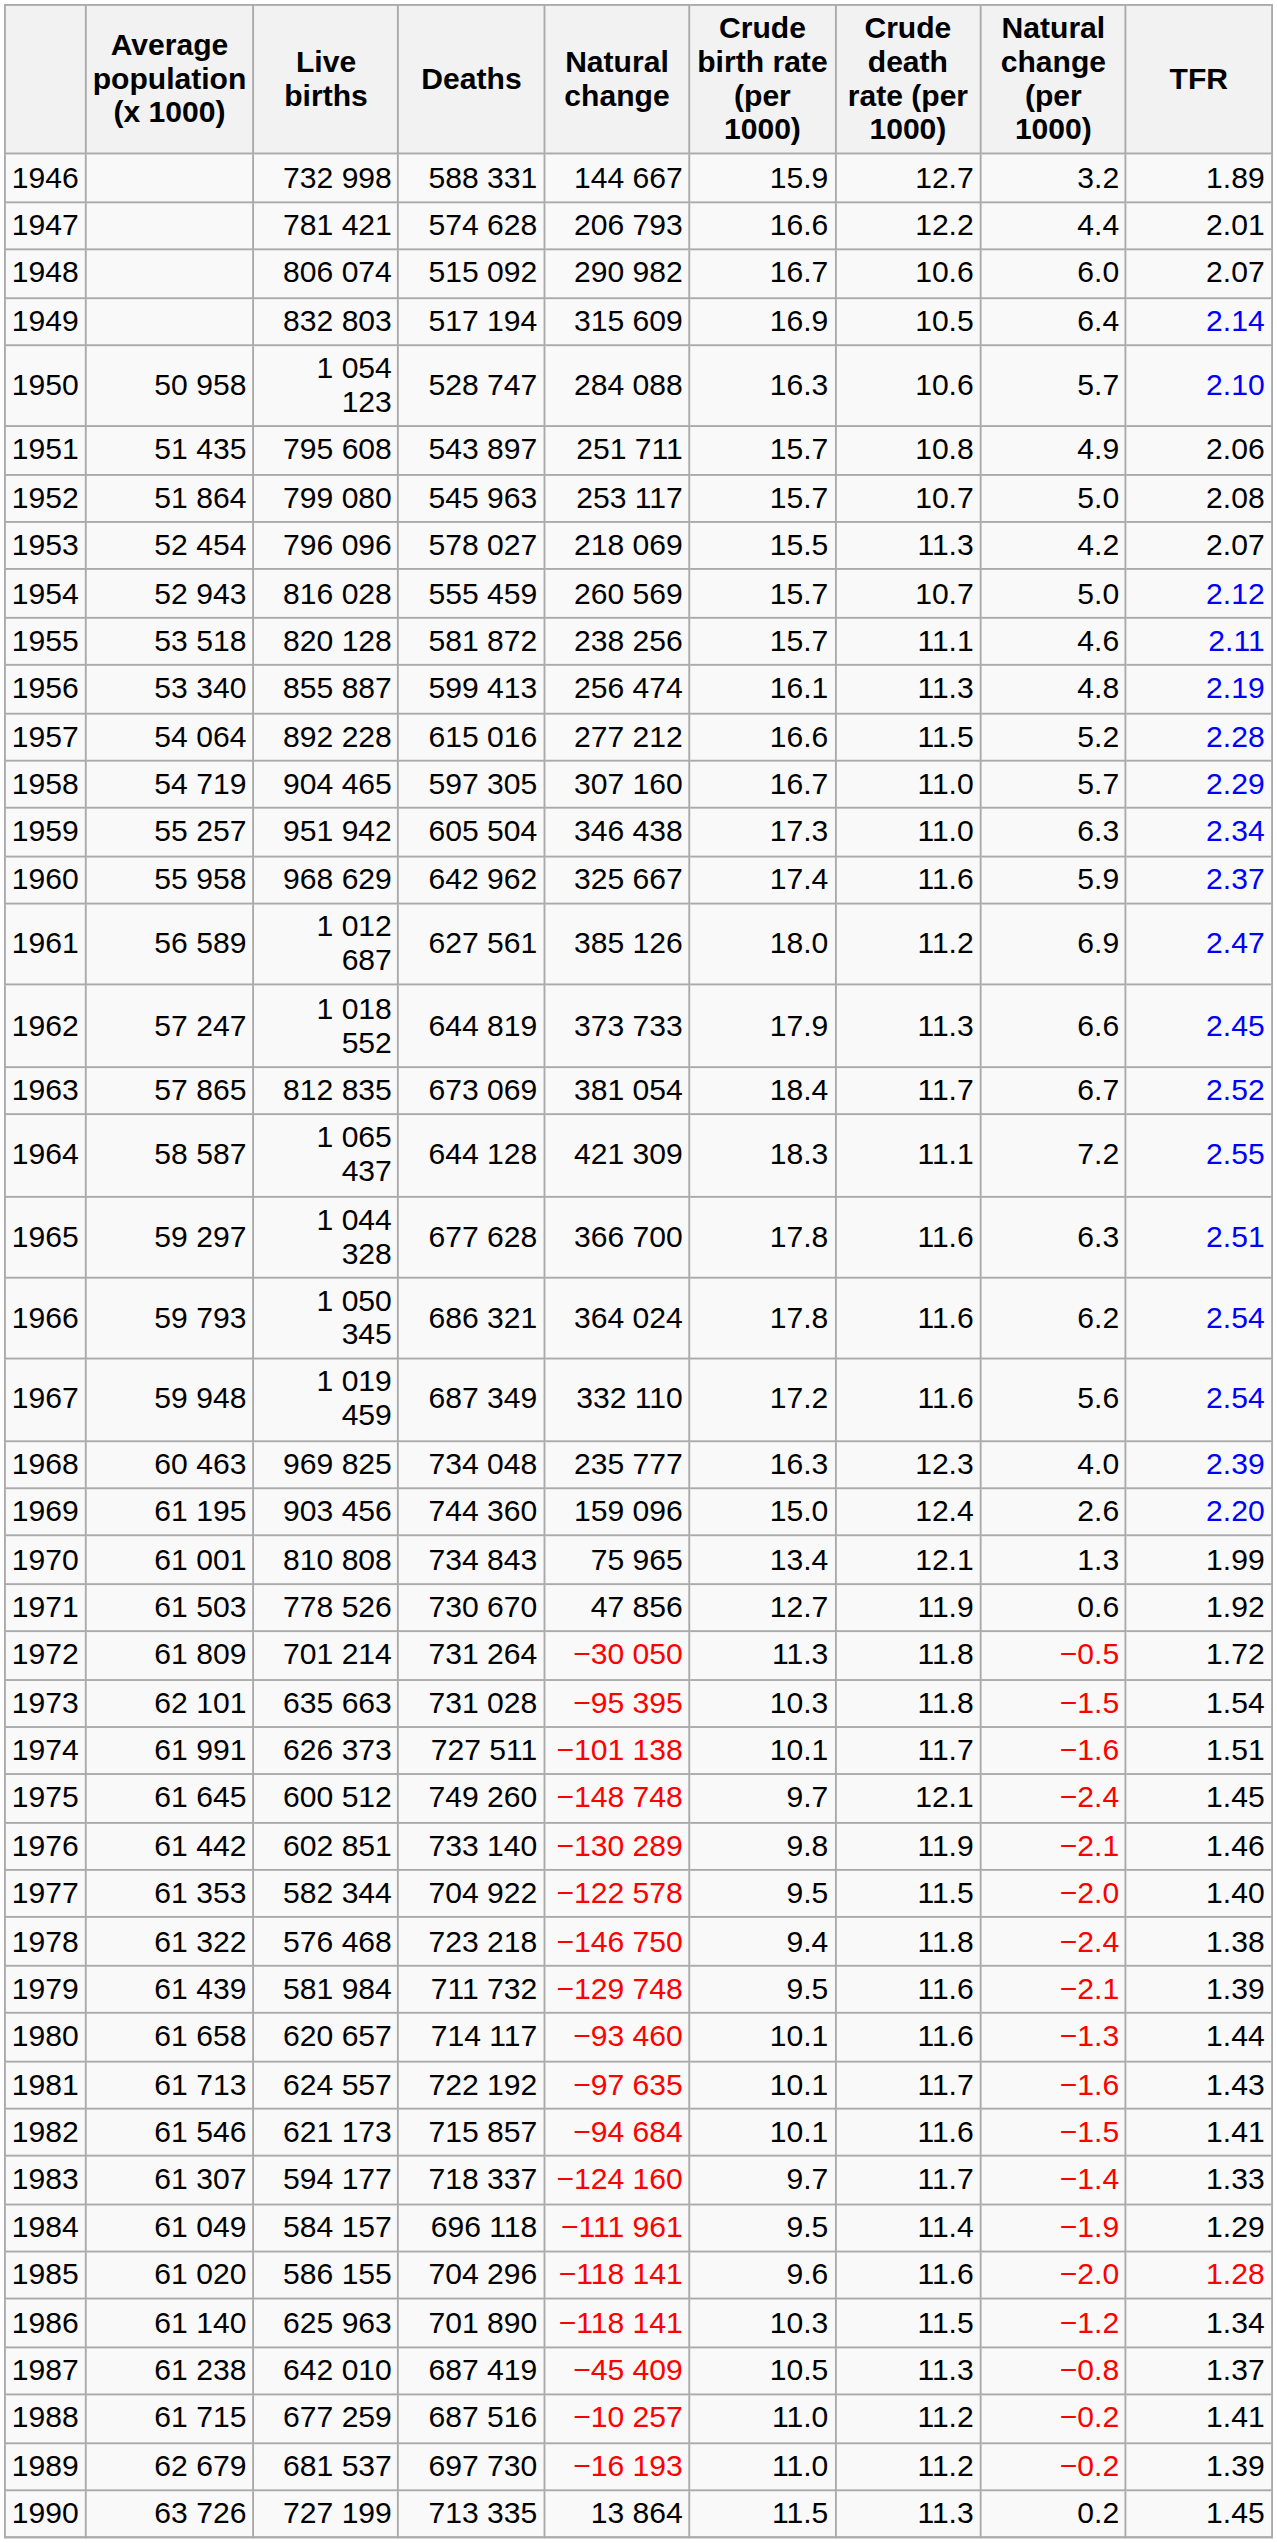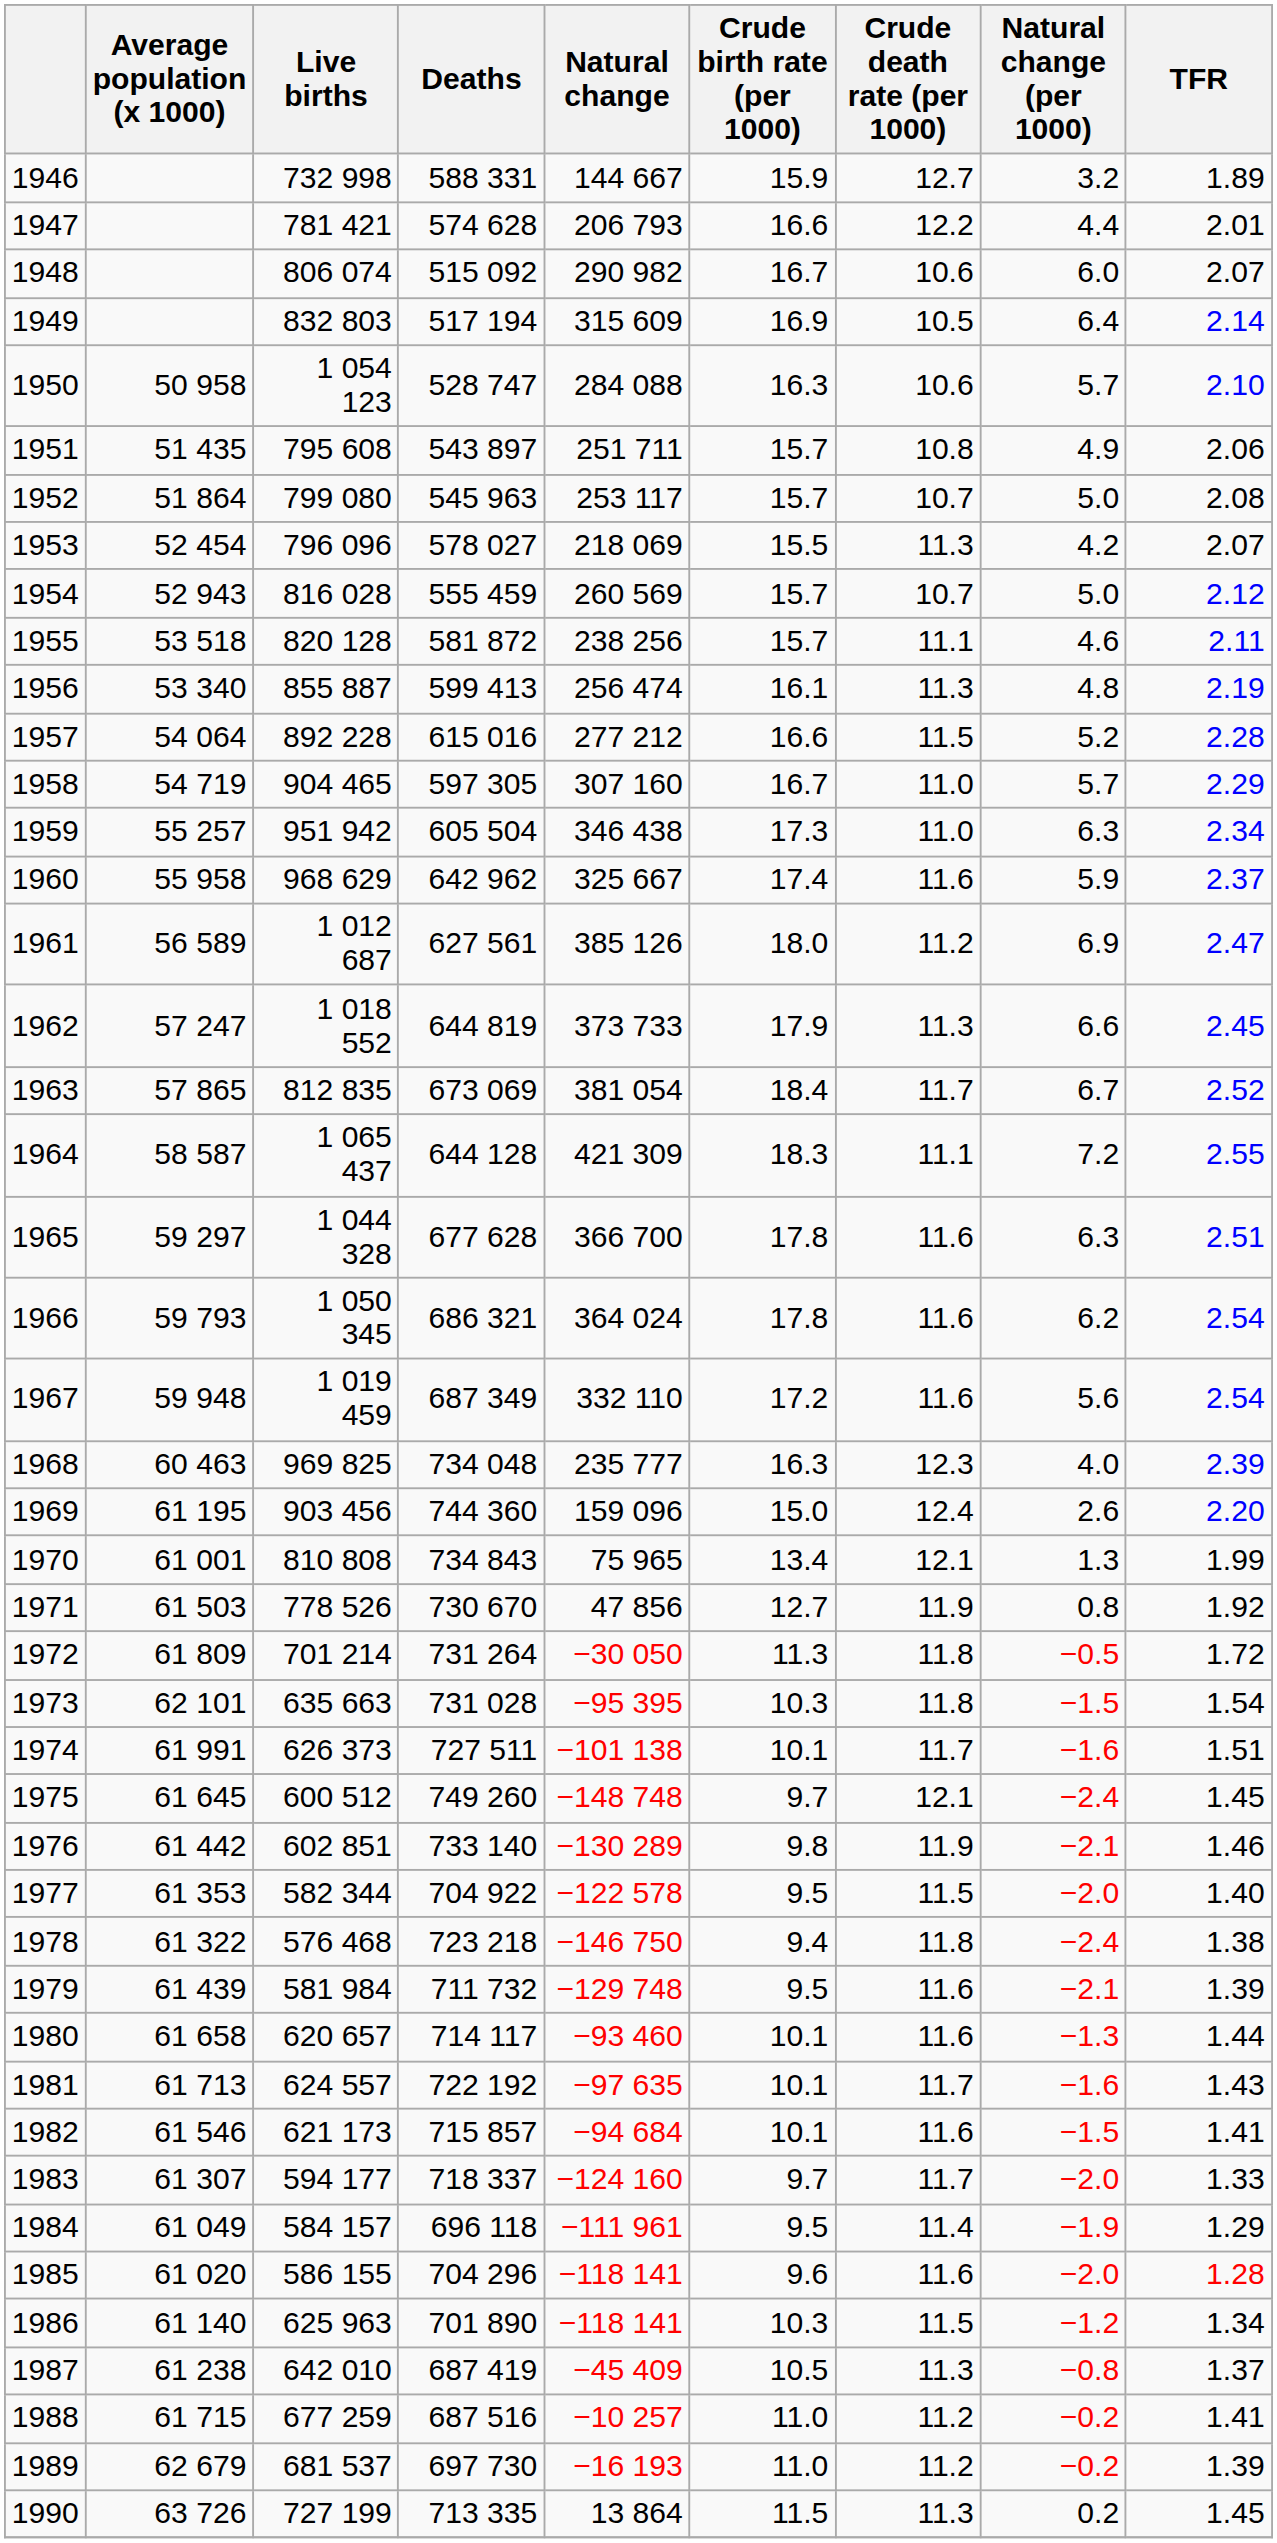(1098, 1607) 0.6 -> (1098, 1607) 0.8
(1089, 2179) −1.4 -> (1089, 2179) −2.0
